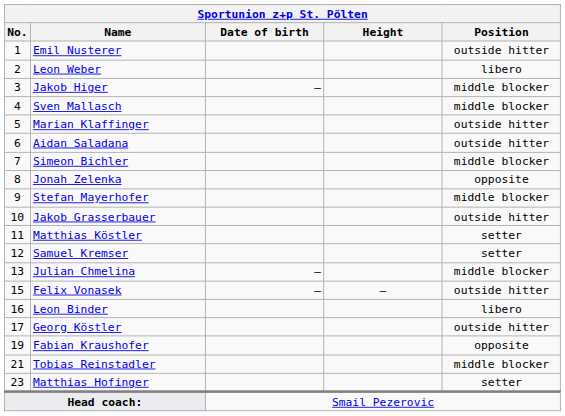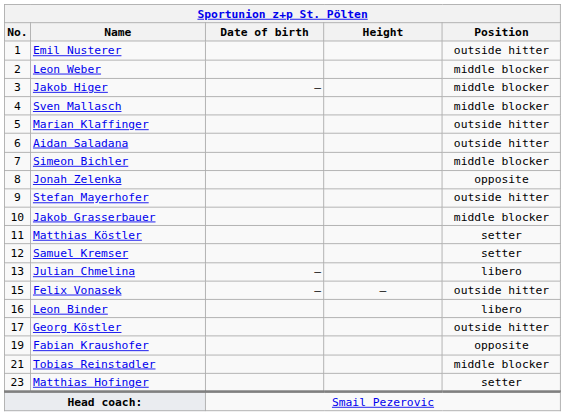(501, 69) libero -> (501, 69) middle blocker
(501, 198) middle blocker -> (501, 198) outside hitter
(501, 216) outside hitter -> (501, 216) middle blocker
(501, 272) middle blocker -> (501, 272) libero
